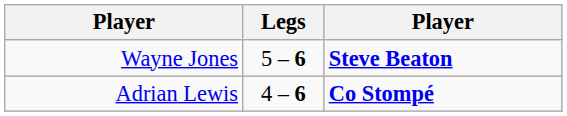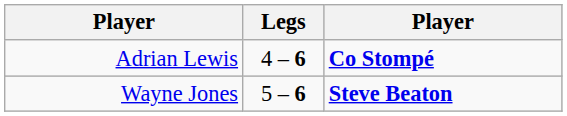rows swapped: (177, 93) <-> (180, 57)
